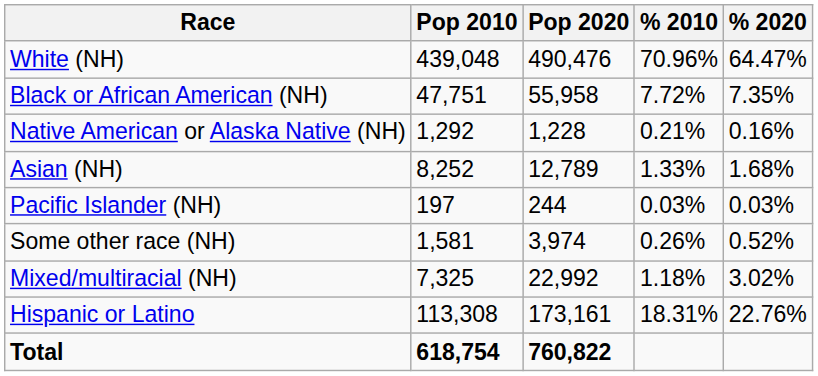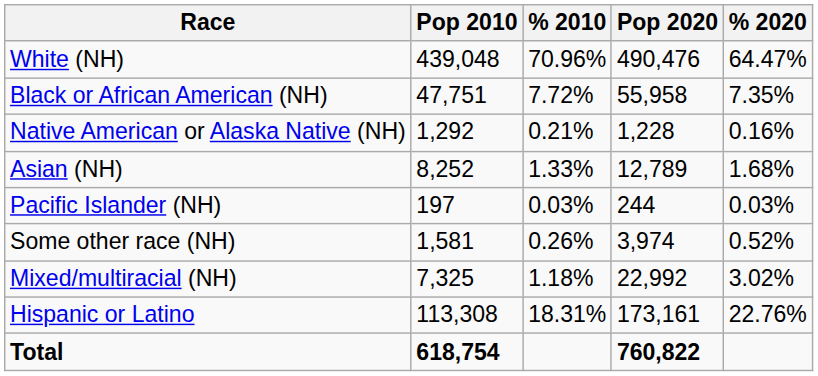columns swapped: (579, 22) <-> (679, 22)
